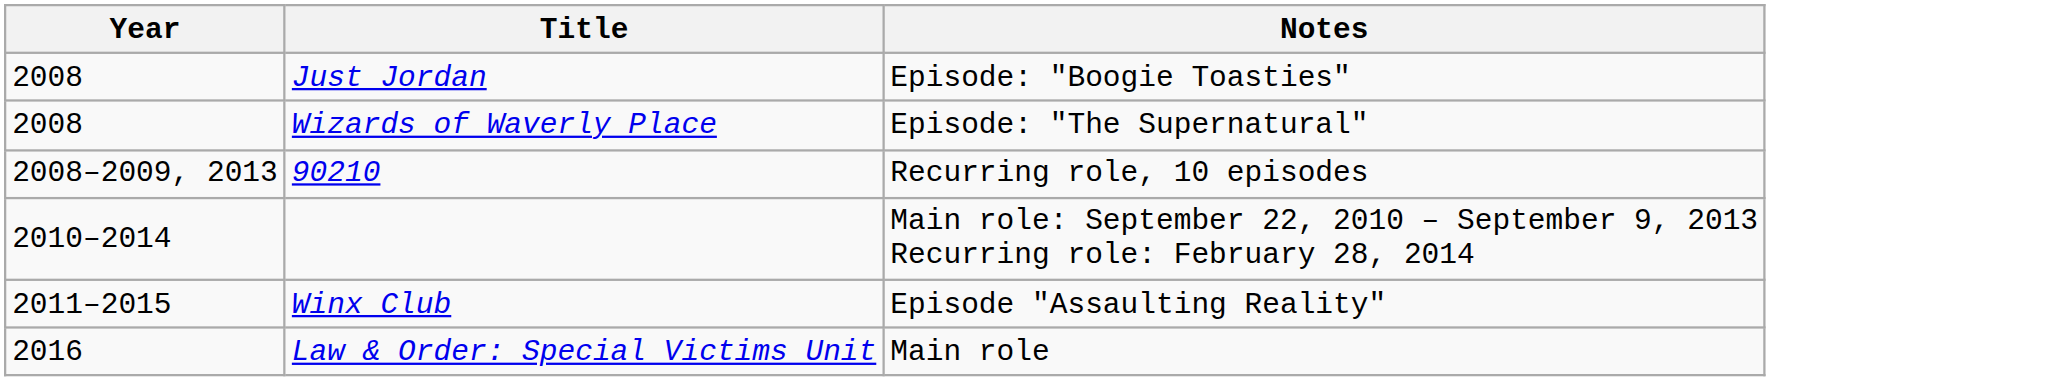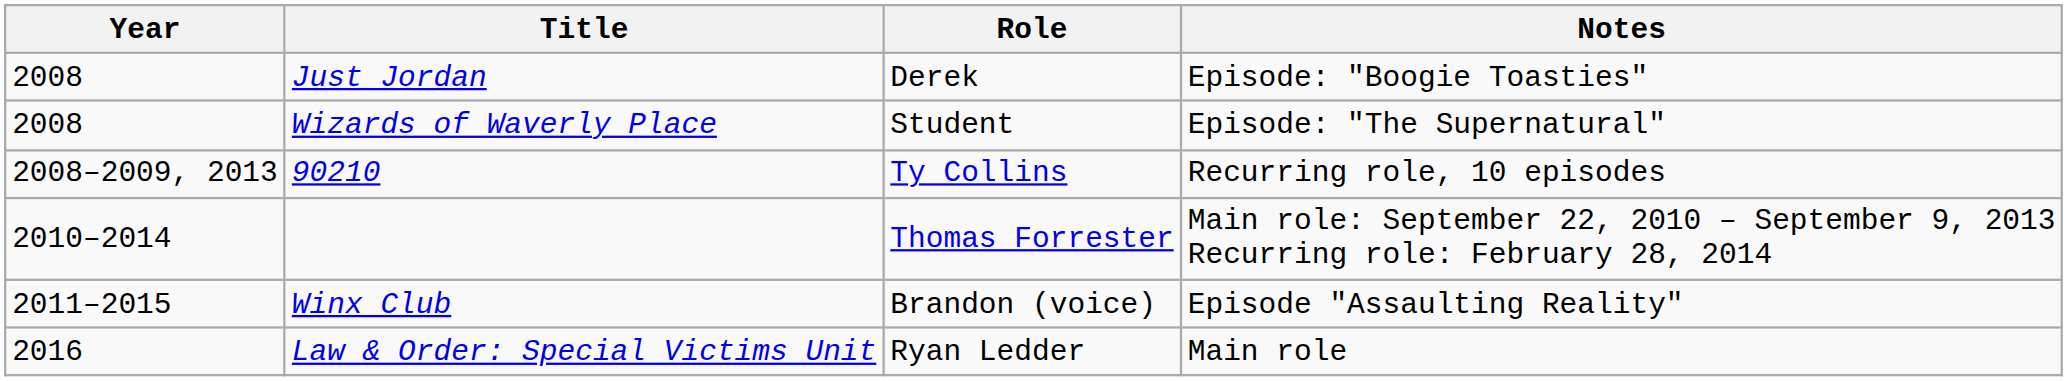+ column: (1032, 29)
